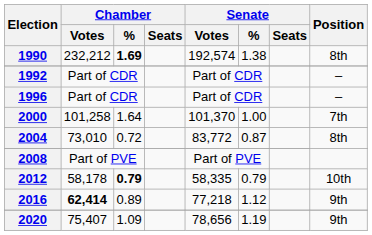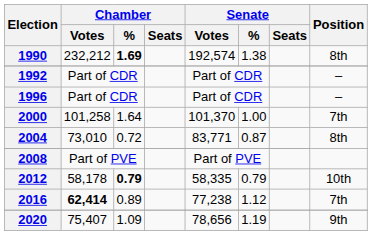(212, 138) 83,772 -> (212, 138) 83,771
(212, 199) 77,218 -> (212, 199) 77,238
(339, 199) 9th -> (339, 199) 7th
